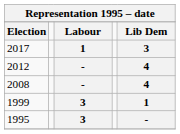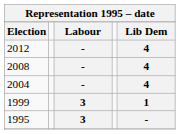- row: (18, 48)
+ row: (18, 84)
